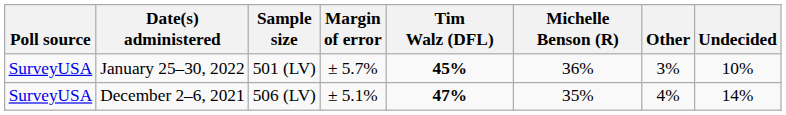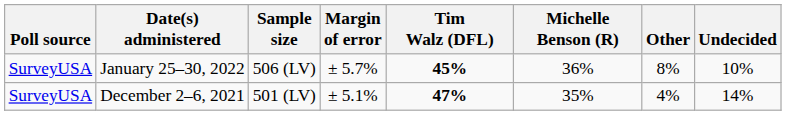(284, 68) 501 (LV) -> (284, 68) 506 (LV)
(668, 68) 3% -> (668, 68) 8%
(284, 96) 506 (LV) -> (284, 96) 501 (LV)
